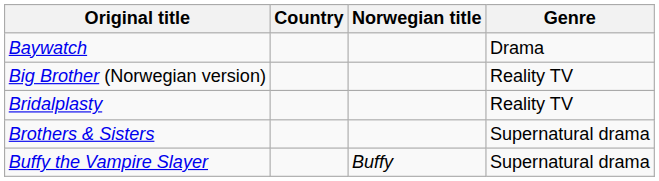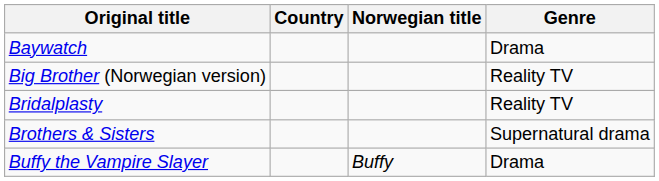(570, 162) Supernatural drama -> (517, 162) Drama
